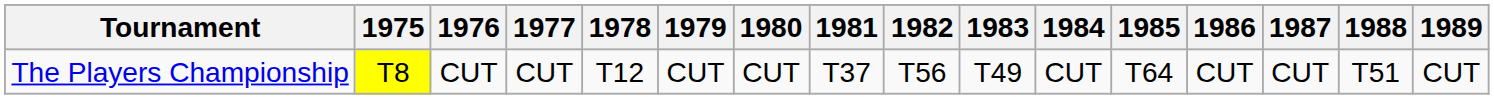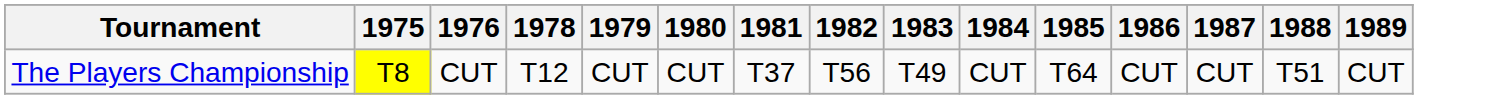- column: (544, 27)
